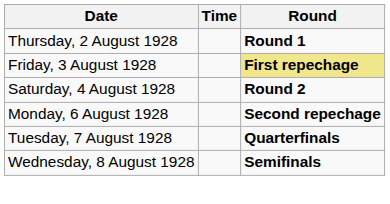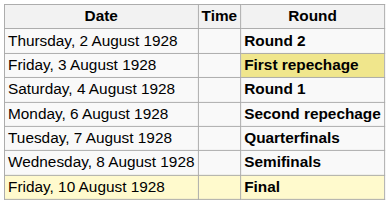(275, 41) Round 1 -> (275, 41) Round 2
(275, 89) Round 2 -> (275, 89) Round 1
+ row: (86, 187)
